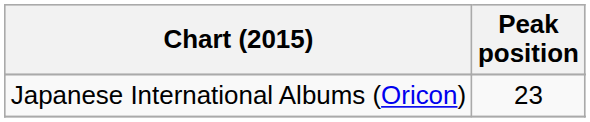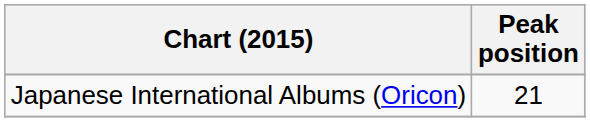(528, 95) 23 -> (528, 95) 21
